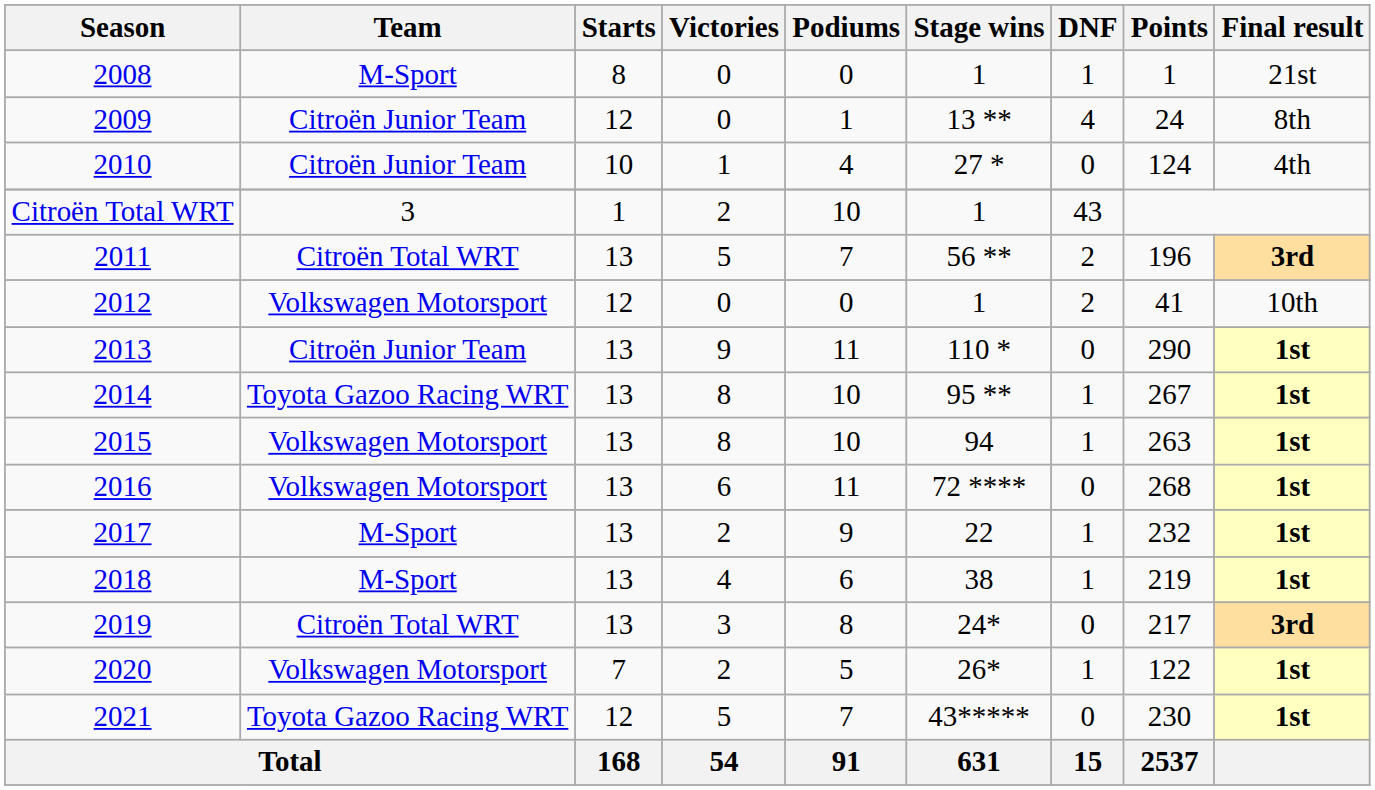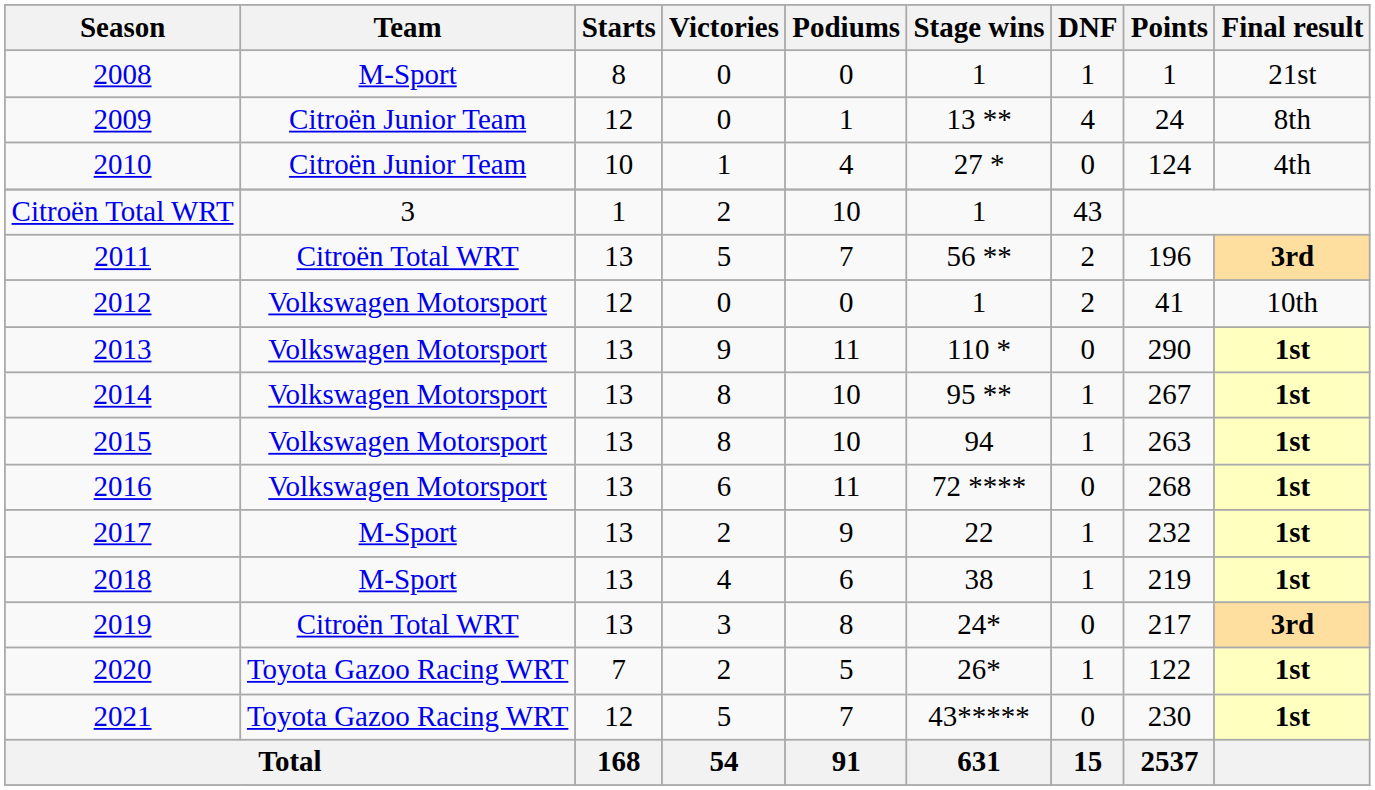(408, 348) Citroën Junior Team -> (408, 348) Volkswagen Motorsport
(408, 394) Toyota Gazoo Racing WRT -> (408, 394) Volkswagen Motorsport
(408, 670) Volkswagen Motorsport -> (408, 670) Toyota Gazoo Racing WRT
